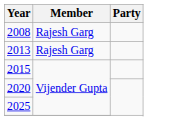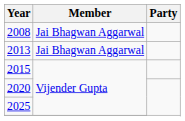(65, 32) Rajesh Garg -> (90, 32) Jai Bhagwan Aggarwal
(65, 50) Rajesh Garg -> (90, 50) Jai Bhagwan Aggarwal
